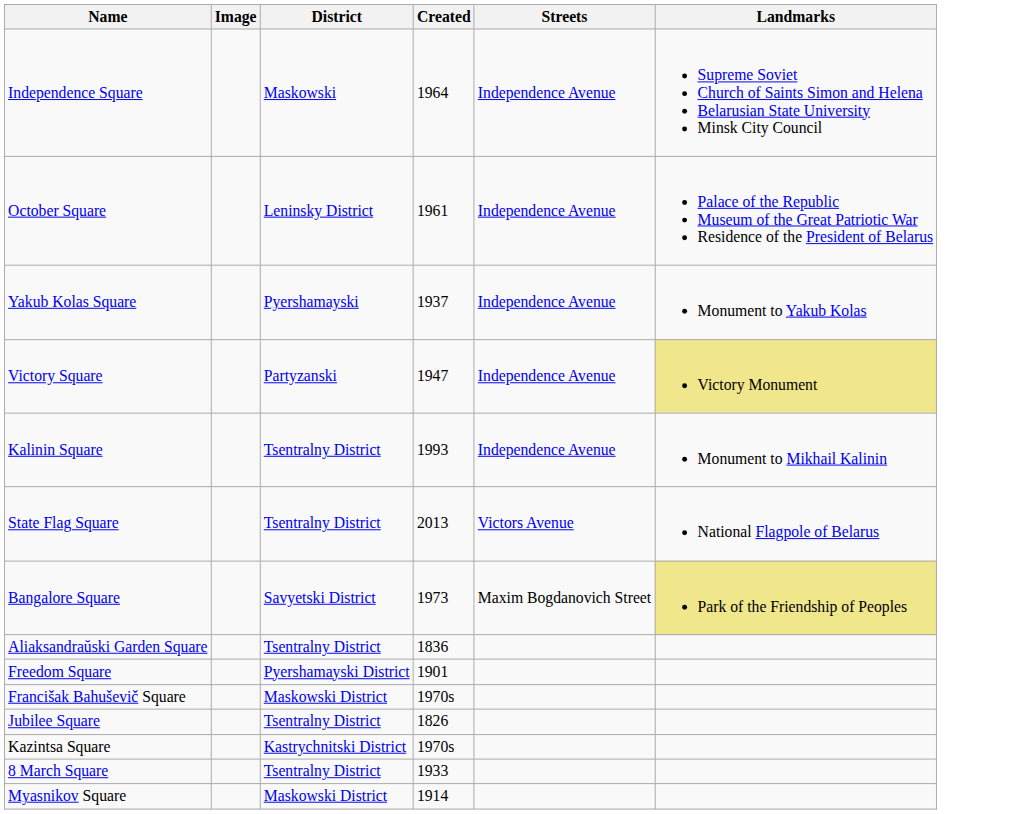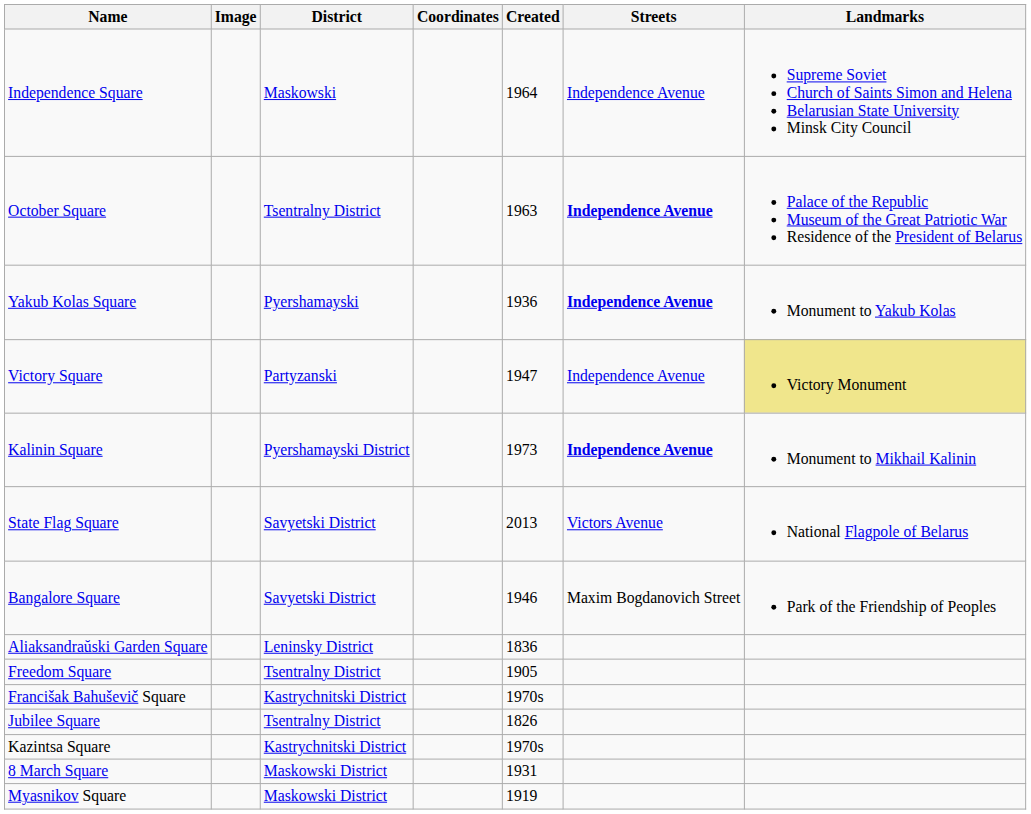+ column: (458, 16)
(318, 210) Leninsky District -> (322, 210) Tsentralny District
(433, 210) 1961 -> (522, 210) 1963
(547, 210) normal -> (640, 210) bold
(433, 302) 1937 -> (522, 302) 1936
(547, 302) normal -> (640, 302) bold
(322, 449) Tsentralny District -> (337, 449) Pyershamayski District
(433, 449) 1993 -> (522, 449) 1973
(547, 449) normal -> (640, 449) bold
(322, 523) Tsentralny District -> (320, 523) Savyetski District
(433, 597) 1973 -> (522, 597) 1946
(796, 607) khaki background -> (885, 607) no background
(322, 647) Tsentralny District -> (318, 647) Leninsky District
(337, 671) Pyershamayski District -> (322, 671) Tsentralny District
(433, 671) 1901 -> (522, 671) 1905
(325, 696) Maskowski District -> (335, 696) Kastrychnitski District
(322, 771) Tsentralny District -> (325, 771) Maskowski District
(433, 771) 1933 -> (522, 771) 1931
(433, 796) 1914 -> (522, 796) 1919
